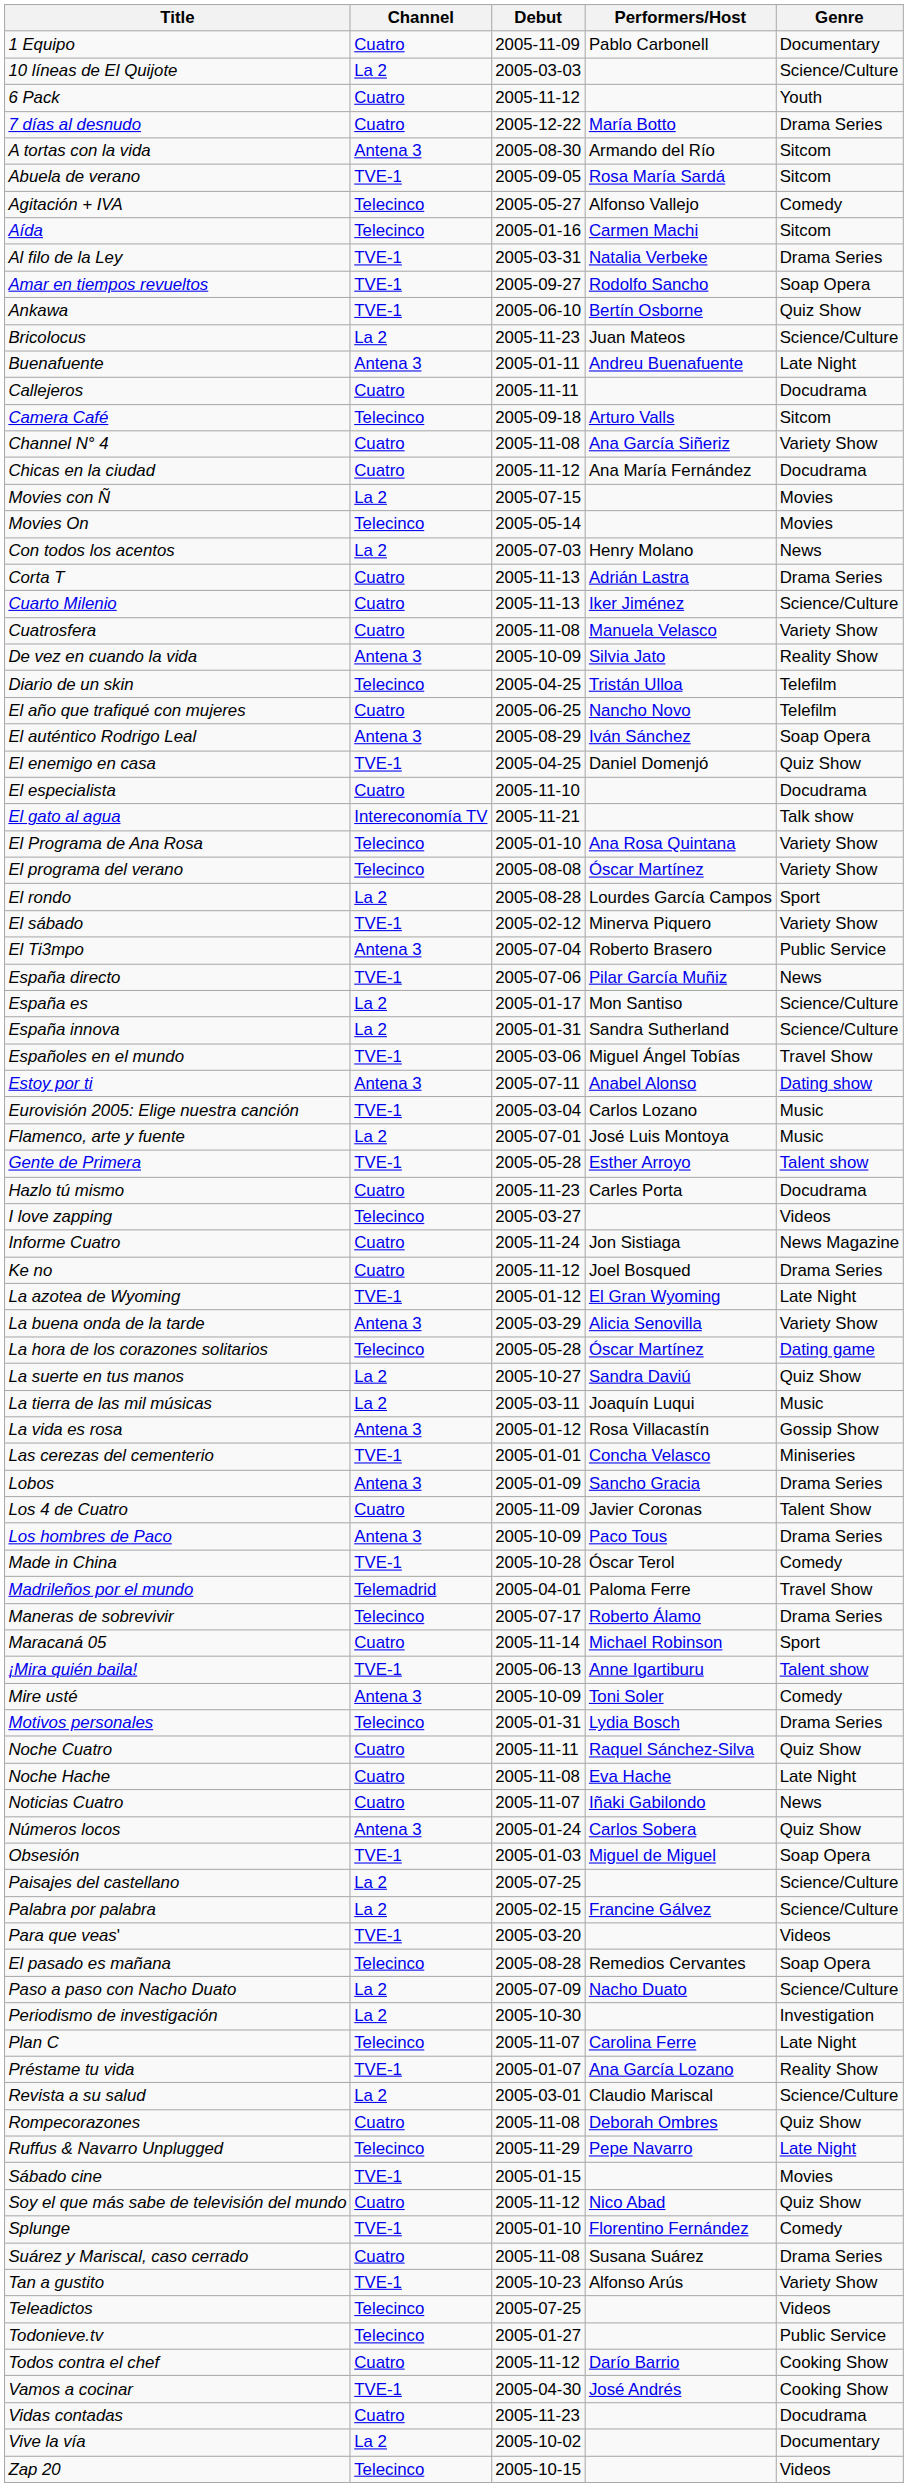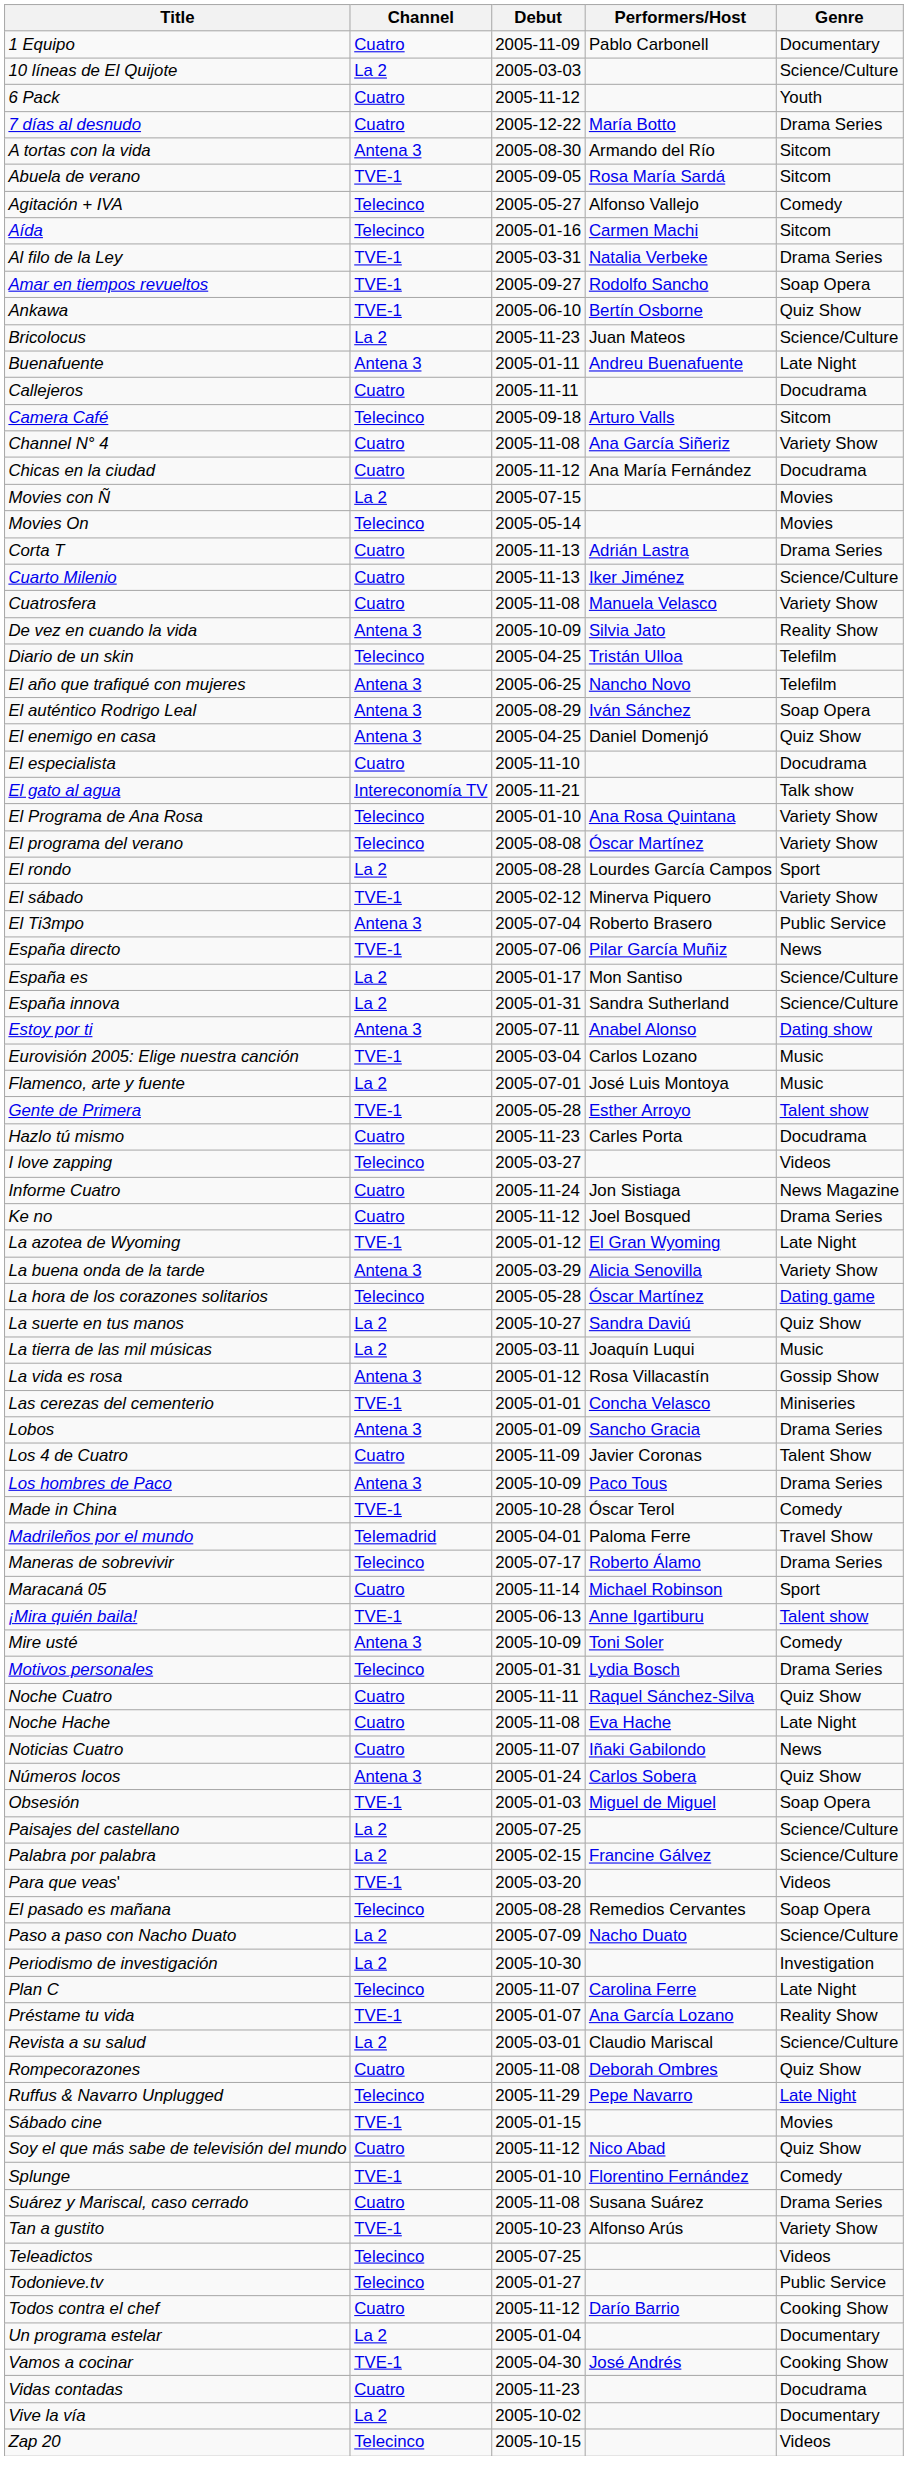- row: (92, 550)
(379, 710) Cuatro -> (388, 683) Antena 3
(378, 763) TVE-1 -> (388, 737) Antena 3
- row: (96, 1056)
+ row: (85, 2335)
